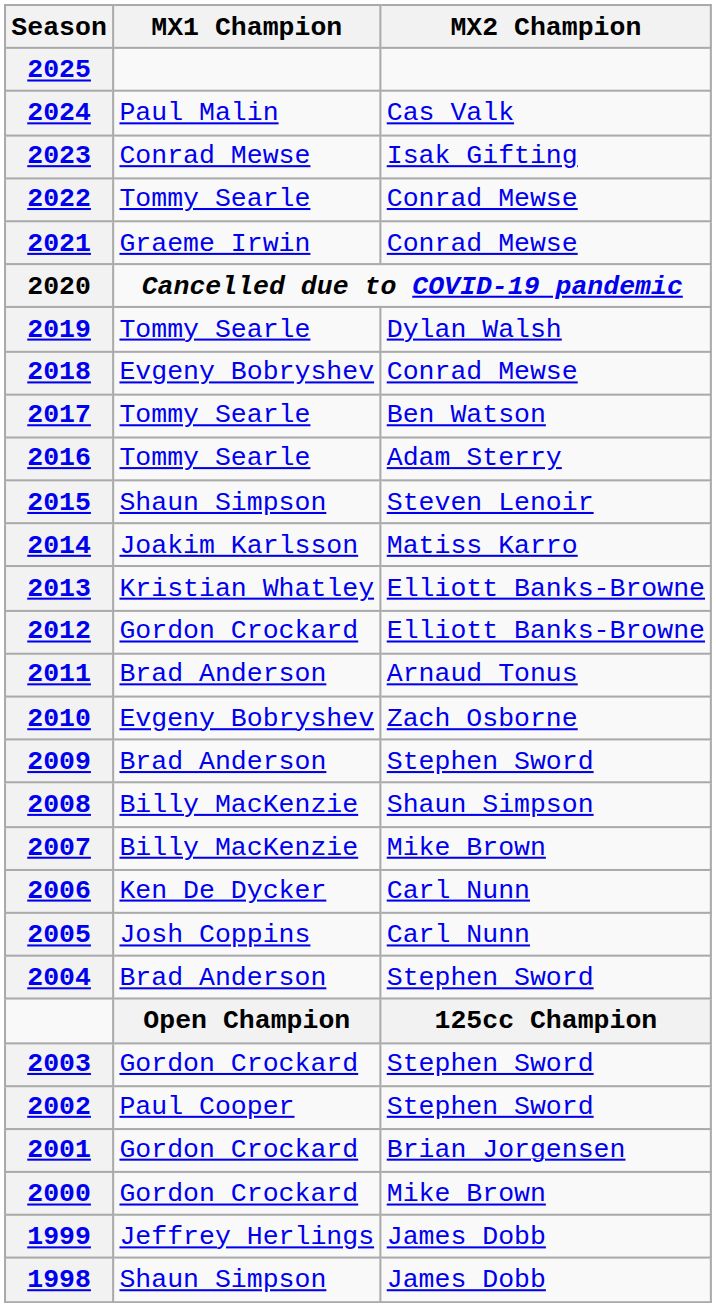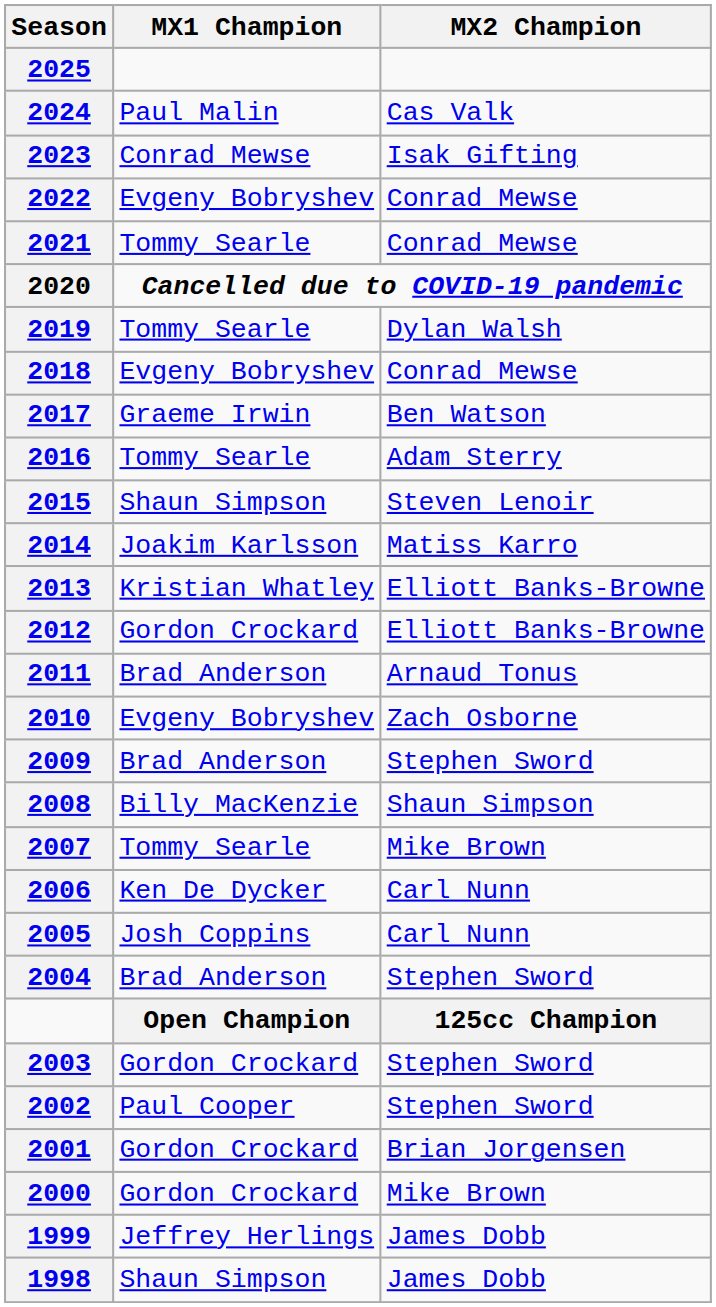(215, 200) Tommy Searle -> (247, 200) Evgeny Bobryshev
(215, 243) Graeme Irwin -> (215, 243) Tommy Searle
(215, 416) Tommy Searle -> (215, 416) Graeme Irwin
(239, 848) Billy MacKenzie -> (215, 848) Tommy Searle
